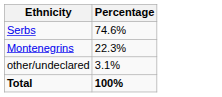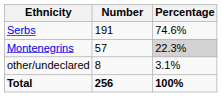+ column: (122, 13)
(110, 48) no background -> (171, 48) lightgrey background
